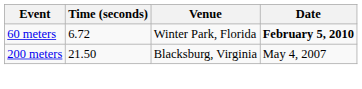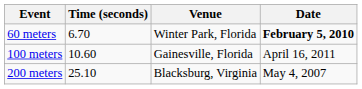(79, 34) 6.72 -> (79, 34) 6.70
+ row: (35, 53)
(82, 53) 21.50 -> (82, 73) 25.10
